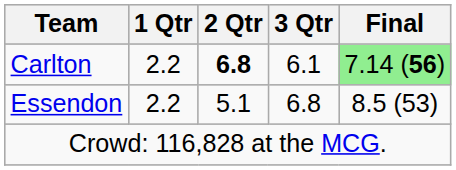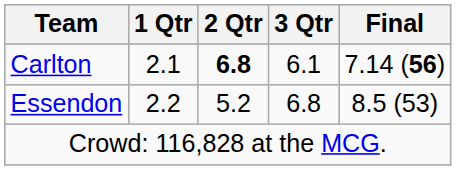(163, 64) 2.2 -> (163, 64) 2.1
(395, 64) lightgreen background -> (395, 64) no background
(233, 104) 5.1 -> (233, 104) 5.2
